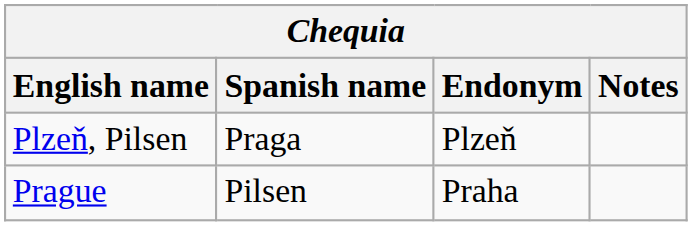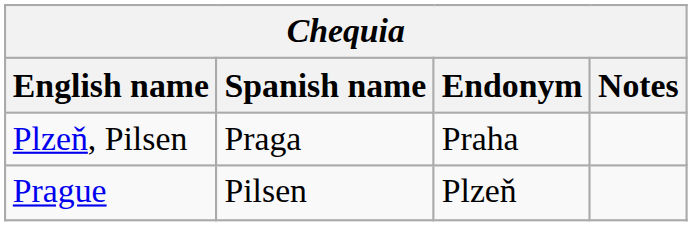(479, 138) Plzeň -> (480, 138) Praha
(480, 191) Praha -> (479, 191) Plzeň
